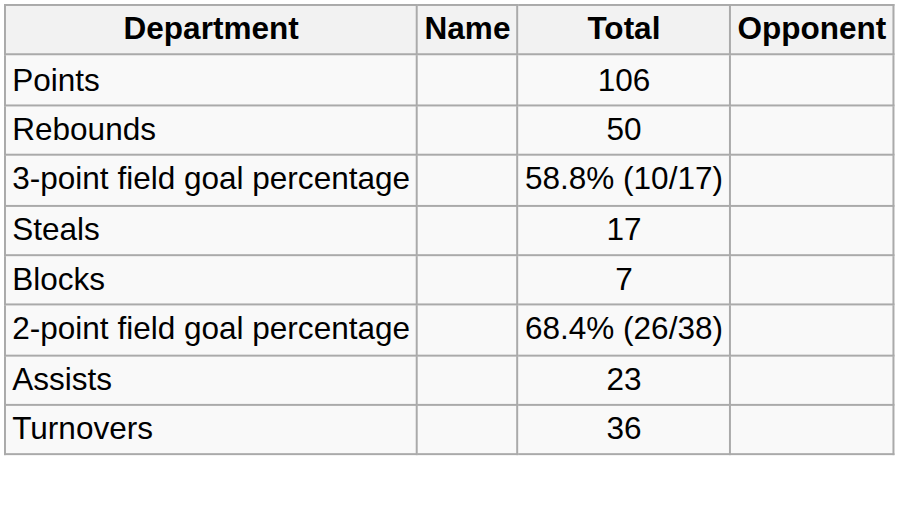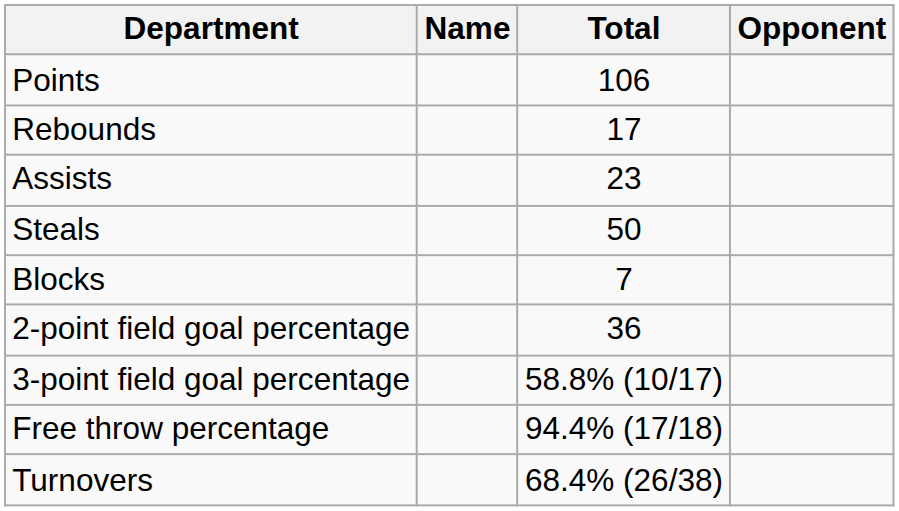(624, 129) 50 -> (624, 129) 17
rows swapped: (62, 379) <-> (211, 179)
(624, 229) 17 -> (624, 229) 50
(624, 329) 68.4% (26/38) -> (624, 329) 36
+ row: (171, 429)
(624, 429) 36 -> (624, 479) 68.4% (26/38)
